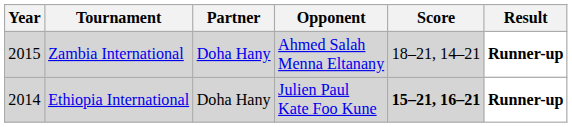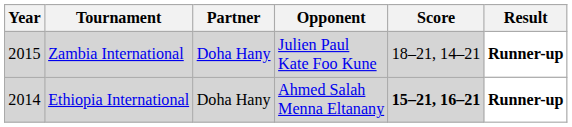(331, 54) Ahmed Salah Menna Eltanany -> (327, 54) Julien Paul Kate Foo Kune
(327, 99) Julien Paul Kate Foo Kune -> (331, 99) Ahmed Salah Menna Eltanany
